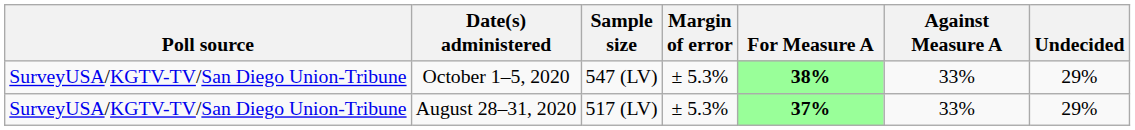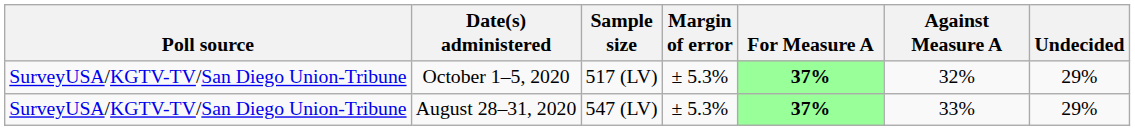(622, 76) 547 (LV) -> (622, 76) 517 (LV)
(811, 76) 38% -> (811, 76) 37%
(957, 76) 33% -> (957, 76) 32%
(622, 109) 517 (LV) -> (622, 109) 547 (LV)
